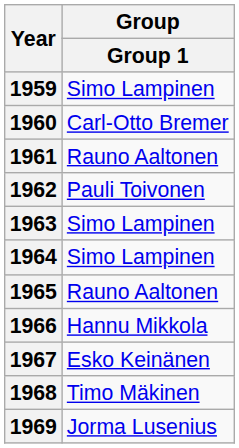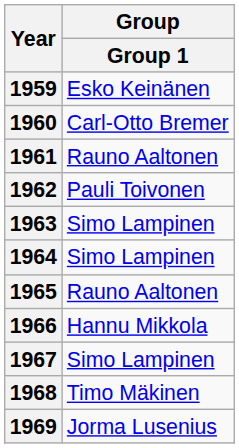(141, 89) Simo Lampinen -> (138, 89) Esko Keinänen
(138, 359) Esko Keinänen -> (141, 359) Simo Lampinen
